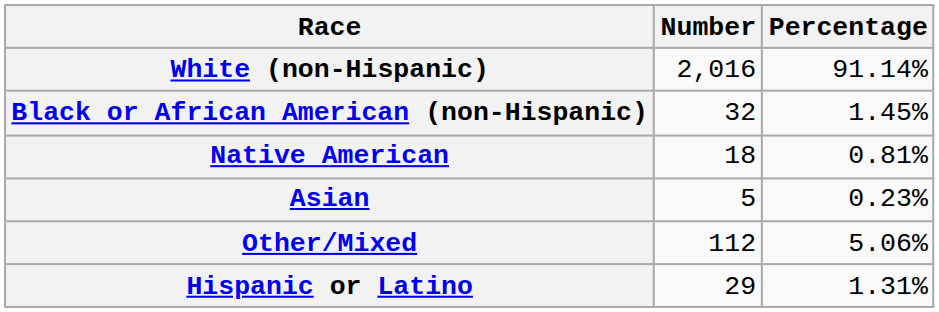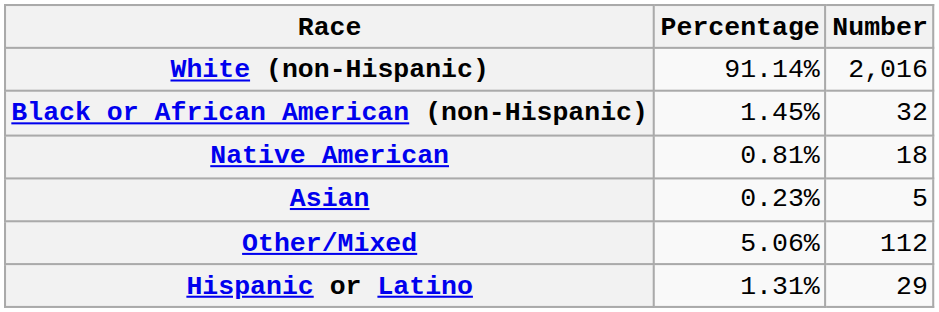columns swapped: (708, 27) <-> (848, 27)
